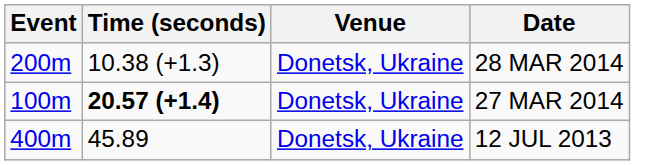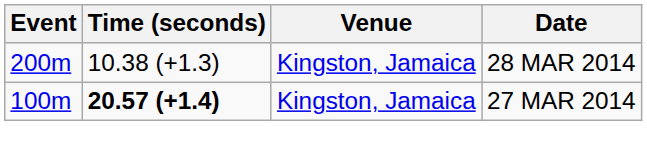(370, 62) Donetsk, Ukraine -> (376, 62) Kingston, Jamaica
(370, 100) Donetsk, Ukraine -> (376, 100) Kingston, Jamaica
- row: (543, 139)
